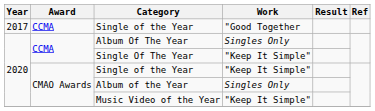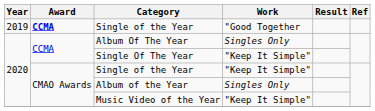(17, 26) 2017 -> (17, 26) 2019
(43, 26) normal -> (43, 26) bold
